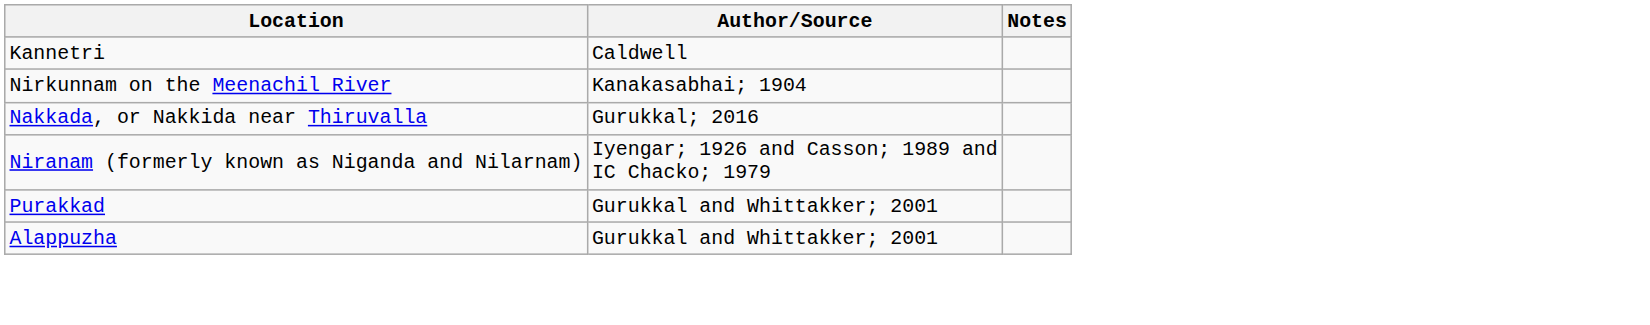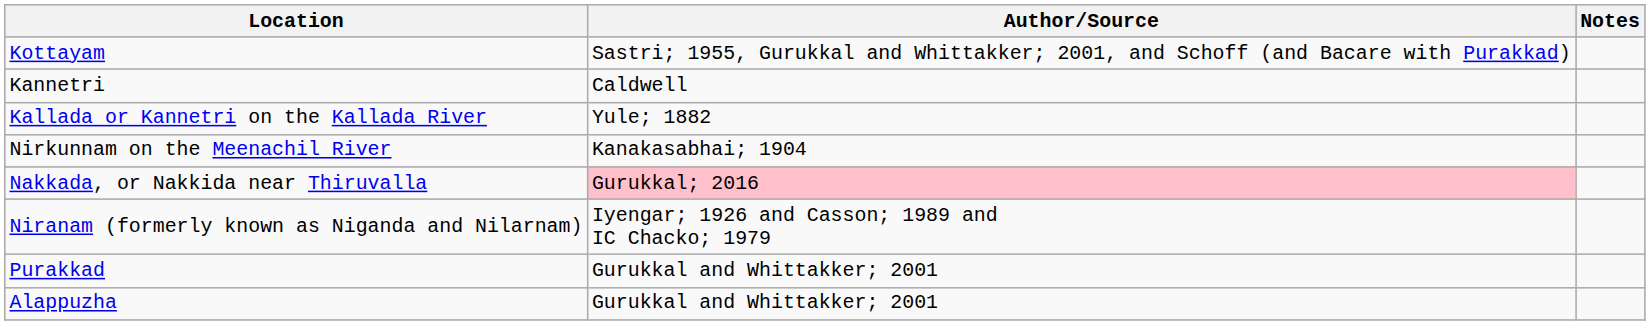+ row: (57, 53)
+ row: (248, 118)
(675, 118) no background -> (675, 183) pink background
